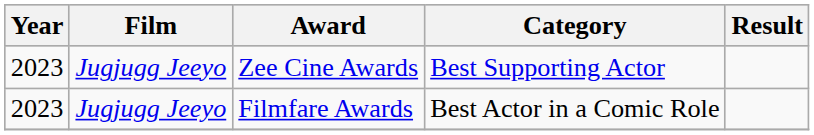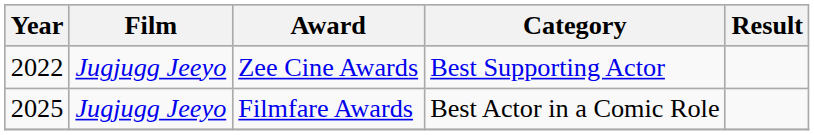(37, 66) 2023 -> (37, 66) 2022
(37, 108) 2023 -> (37, 108) 2025
